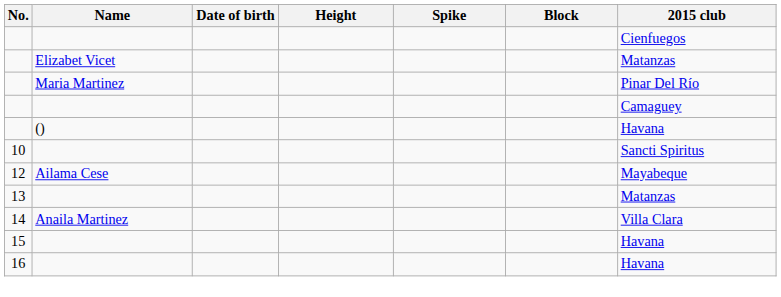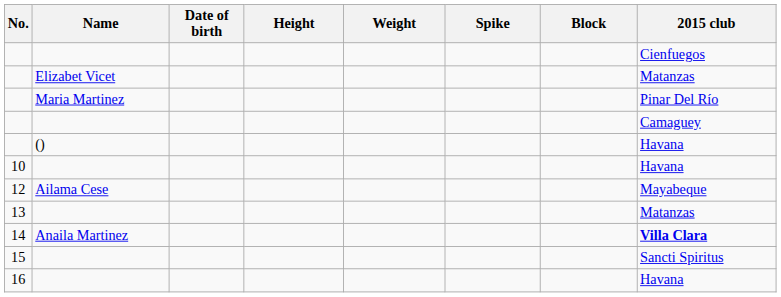+ column: (394, 23)
(662, 151) Sancti Spiritus -> (662, 167) Havana
(652, 219) normal -> (674, 235) bold
(642, 241) Havana -> (682, 257) Sancti Spiritus
